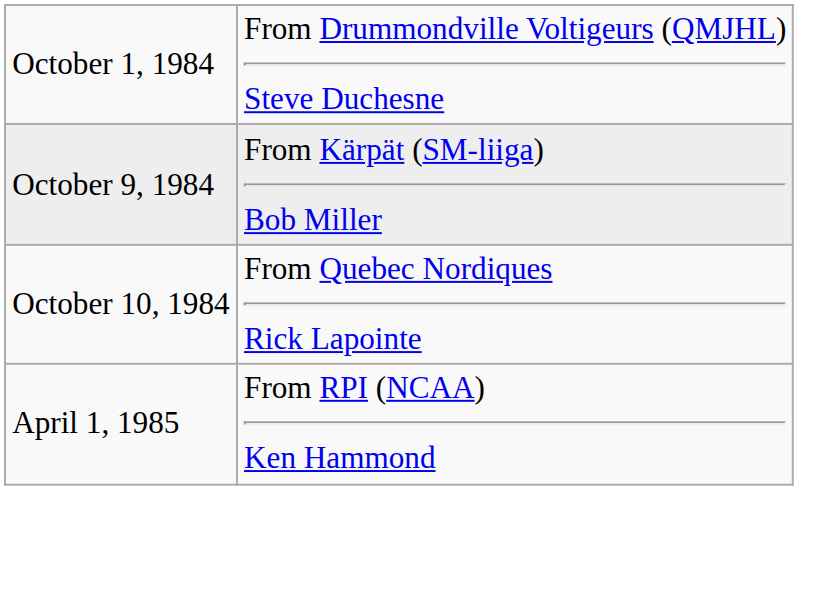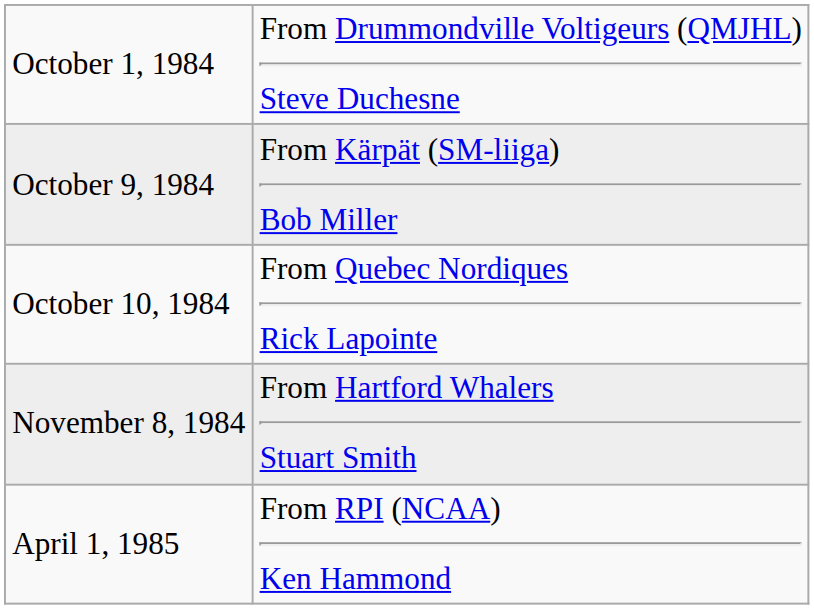+ row: (129, 423)
